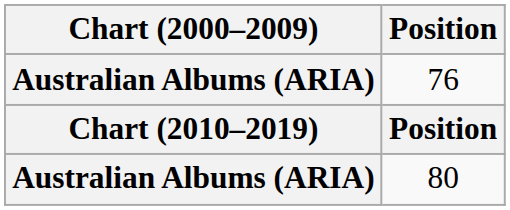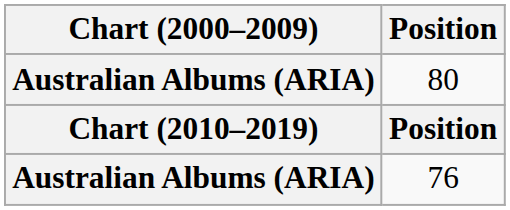rows swapped: (443, 79) <-> (443, 178)
